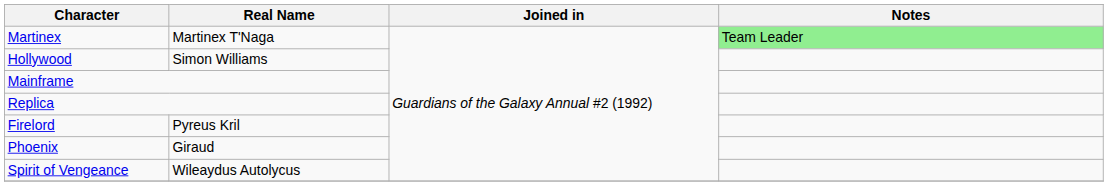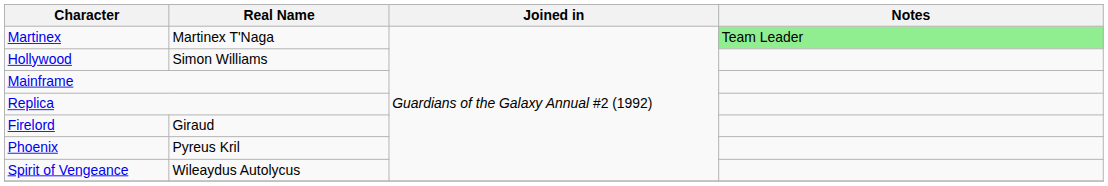(206, 125) Pyreus Kril -> (193, 125) Giraud
(193, 147) Giraud -> (206, 147) Pyreus Kril
